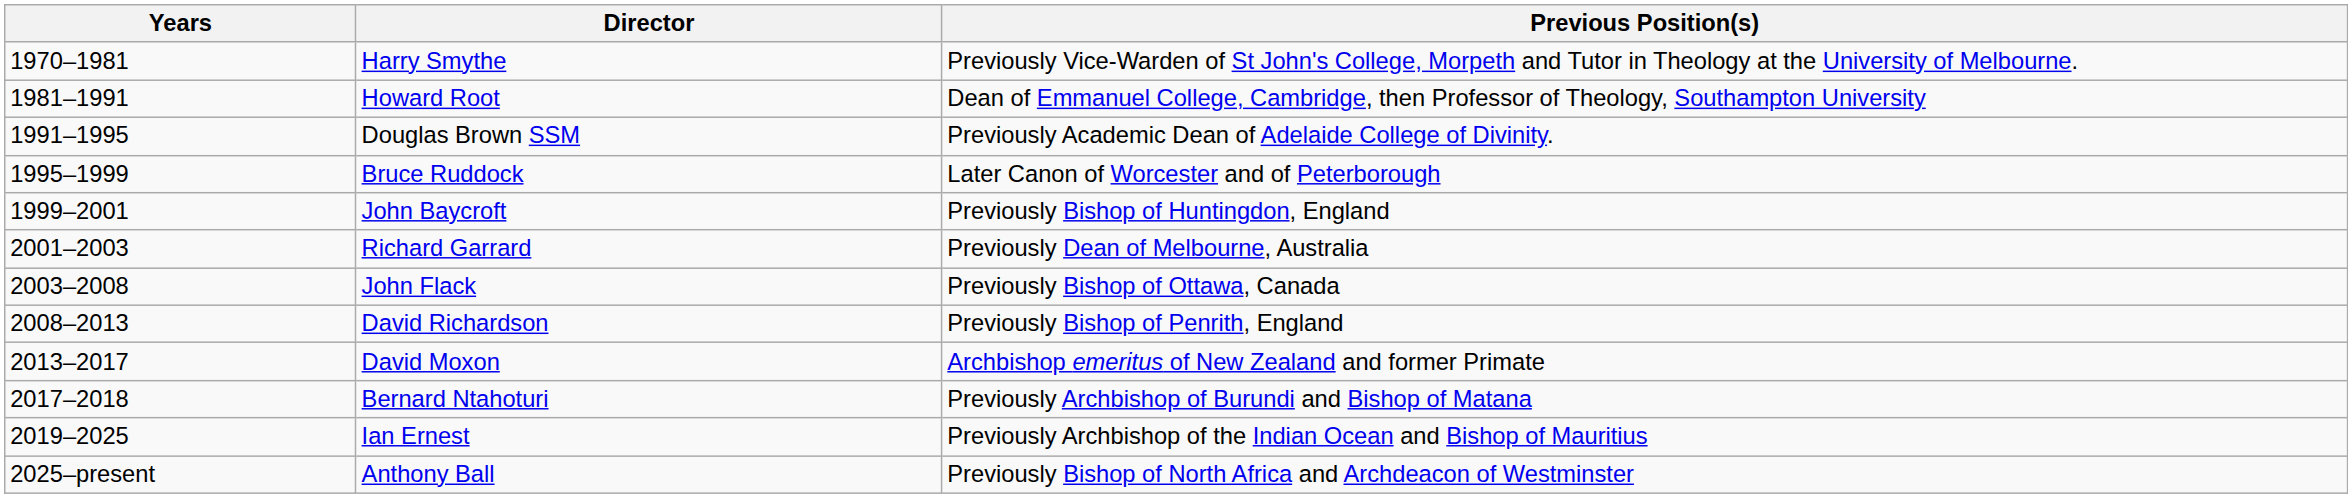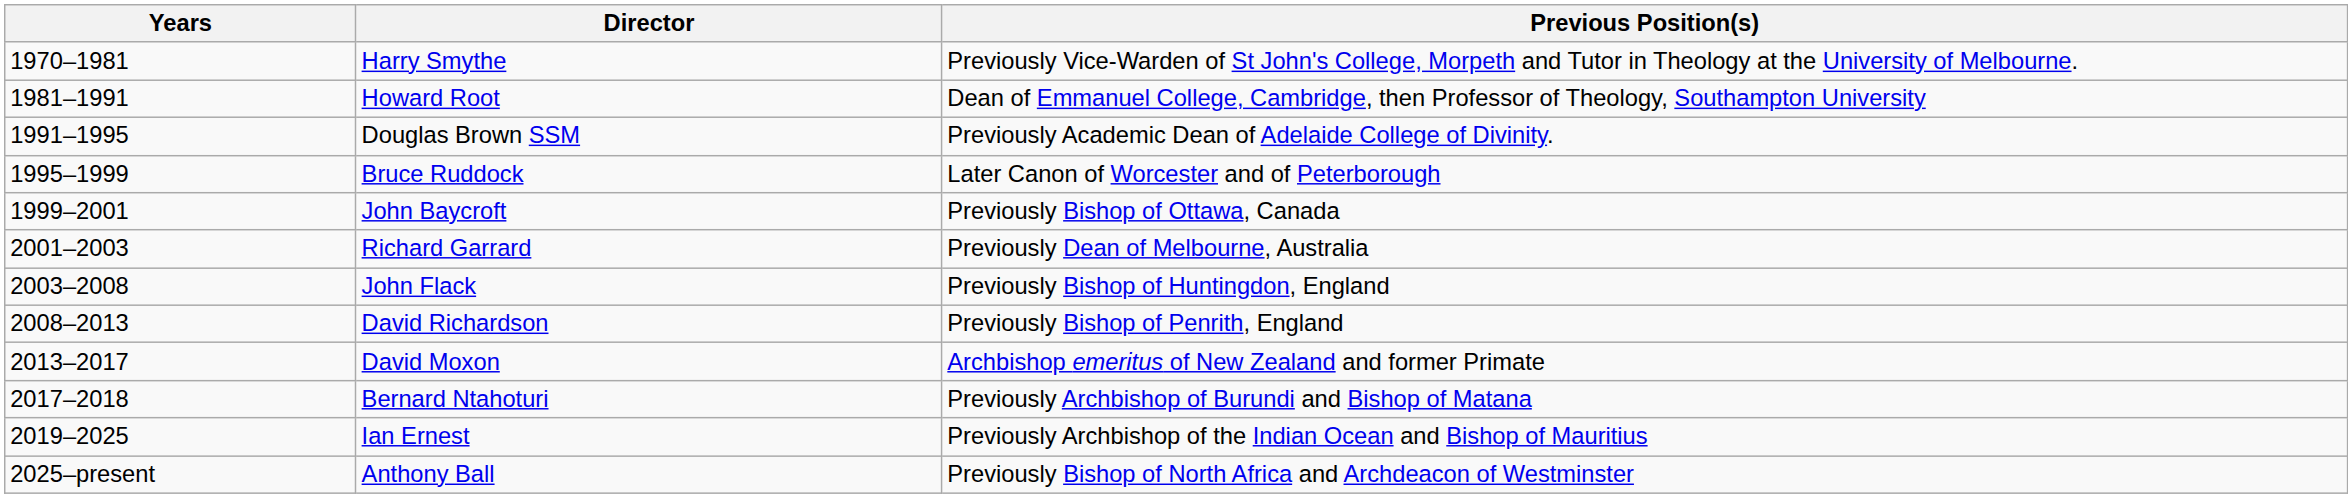(1168, 211) Previously Bishop of Huntingdon, England -> (1143, 211) Previously Bishop of Ottawa, Canada
(1143, 286) Previously Bishop of Ottawa, Canada -> (1168, 286) Previously Bishop of Huntingdon, England
